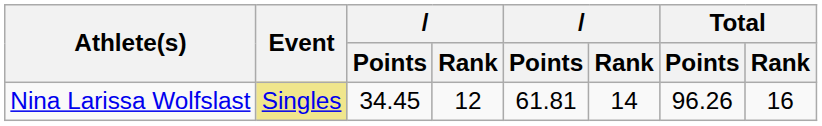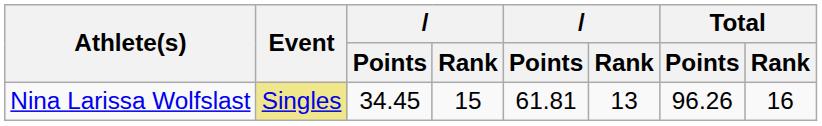(468, 100) 12 -> (468, 100) 15
(624, 100) 14 -> (624, 100) 13
